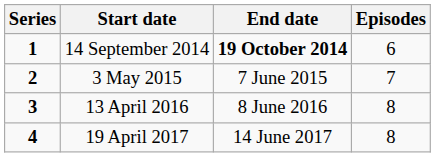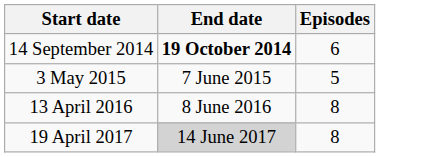- column: (33, 19)
(391, 78) 7 -> (335, 78) 5
(282, 136) no background -> (227, 136) lightgrey background
